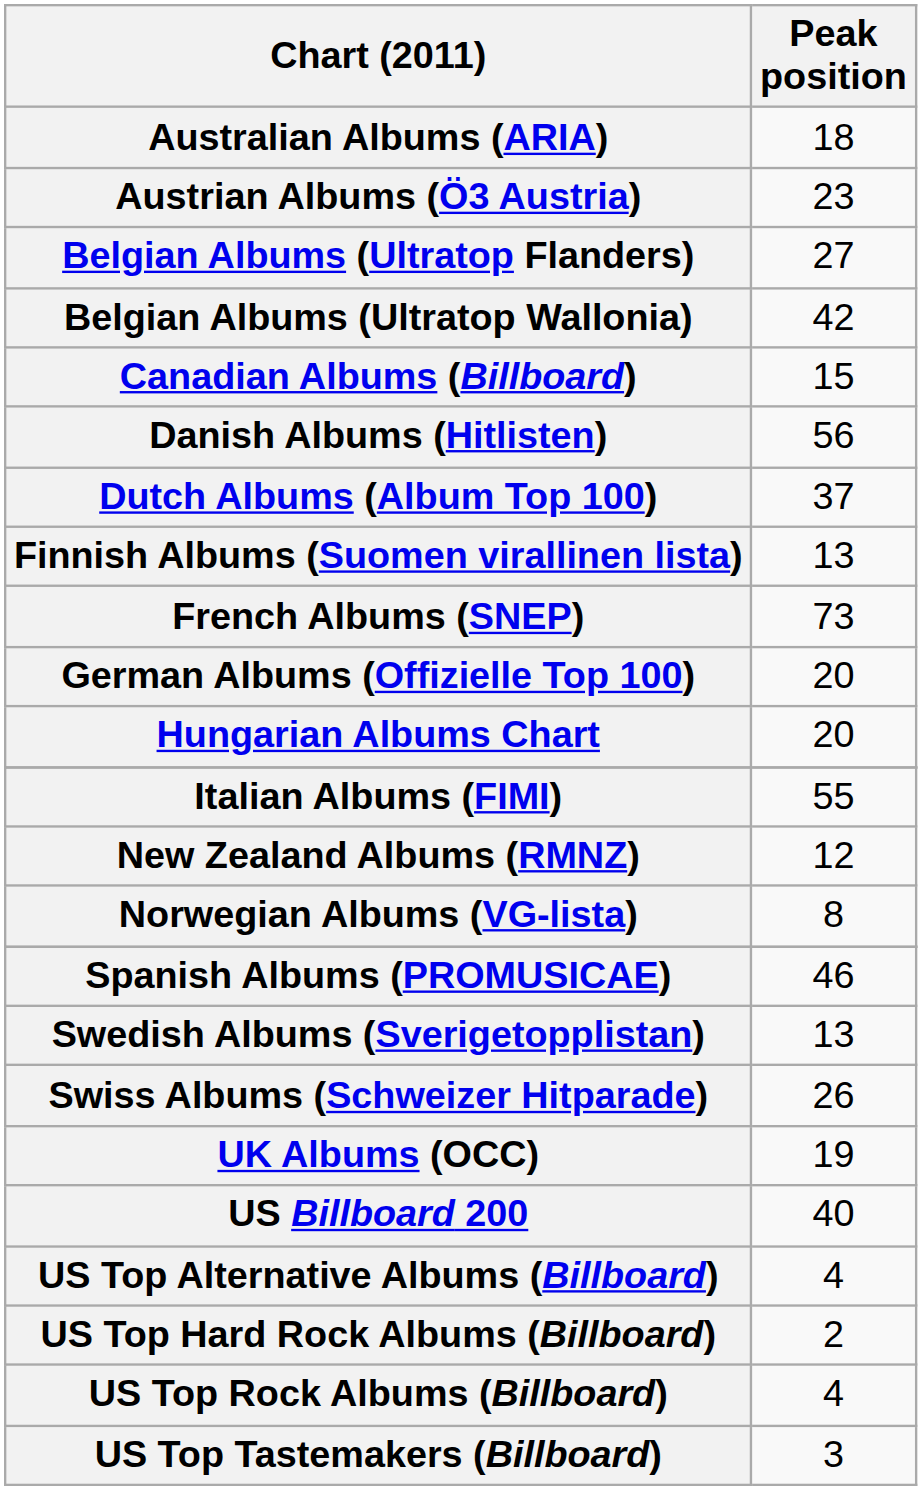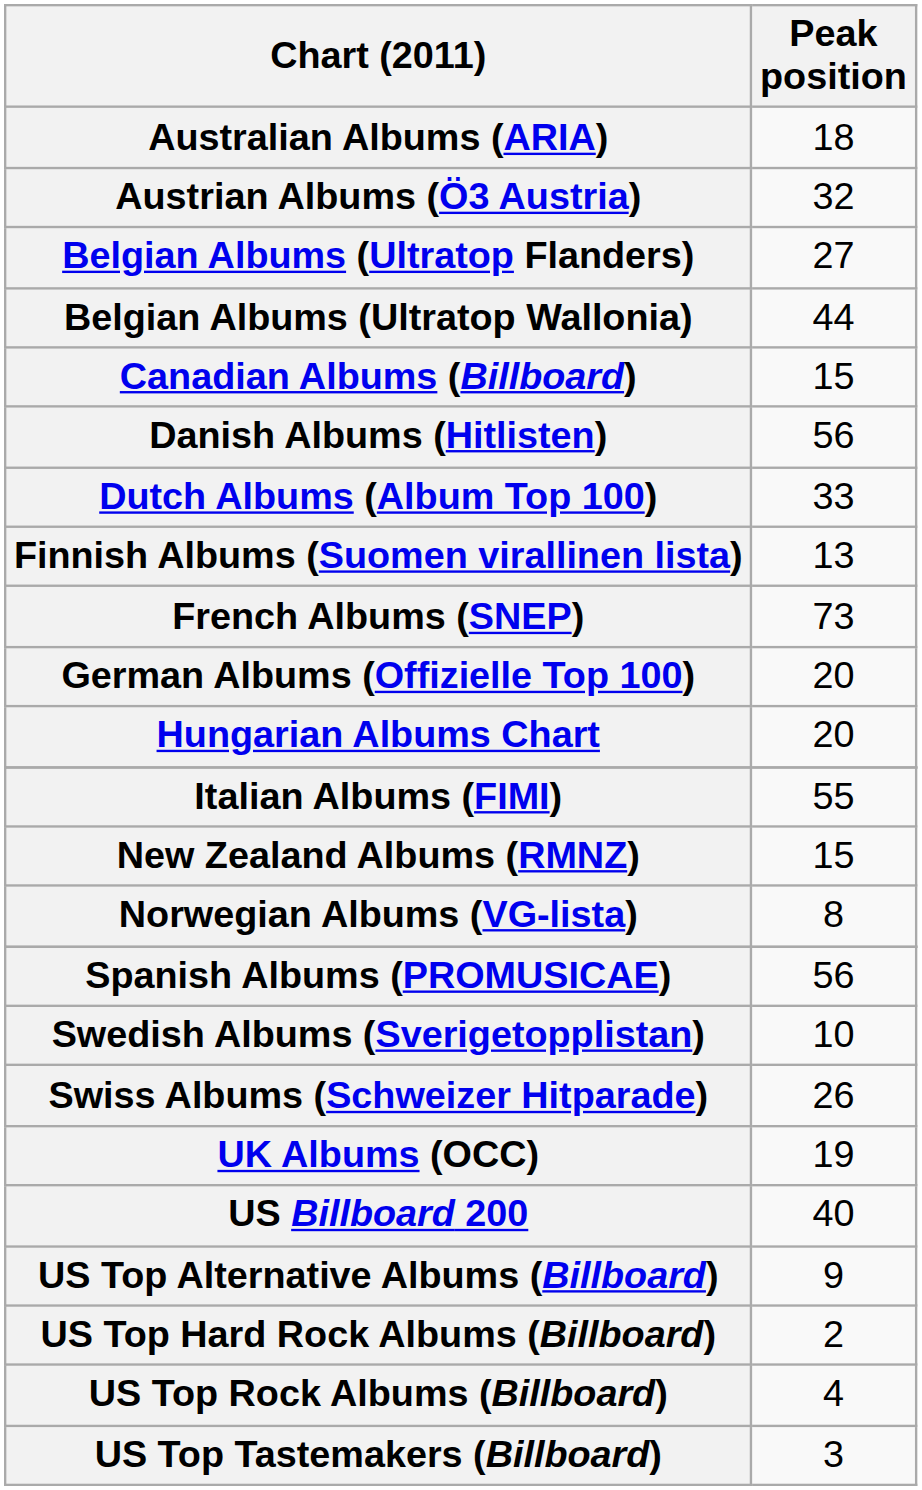(833, 196) 23 -> (833, 196) 32
(833, 316) 42 -> (833, 316) 44
(833, 496) 37 -> (833, 496) 33
(833, 855) 12 -> (833, 855) 15
(833, 975) 46 -> (833, 975) 56
(833, 1035) 13 -> (833, 1035) 10
(833, 1274) 4 -> (833, 1274) 9
